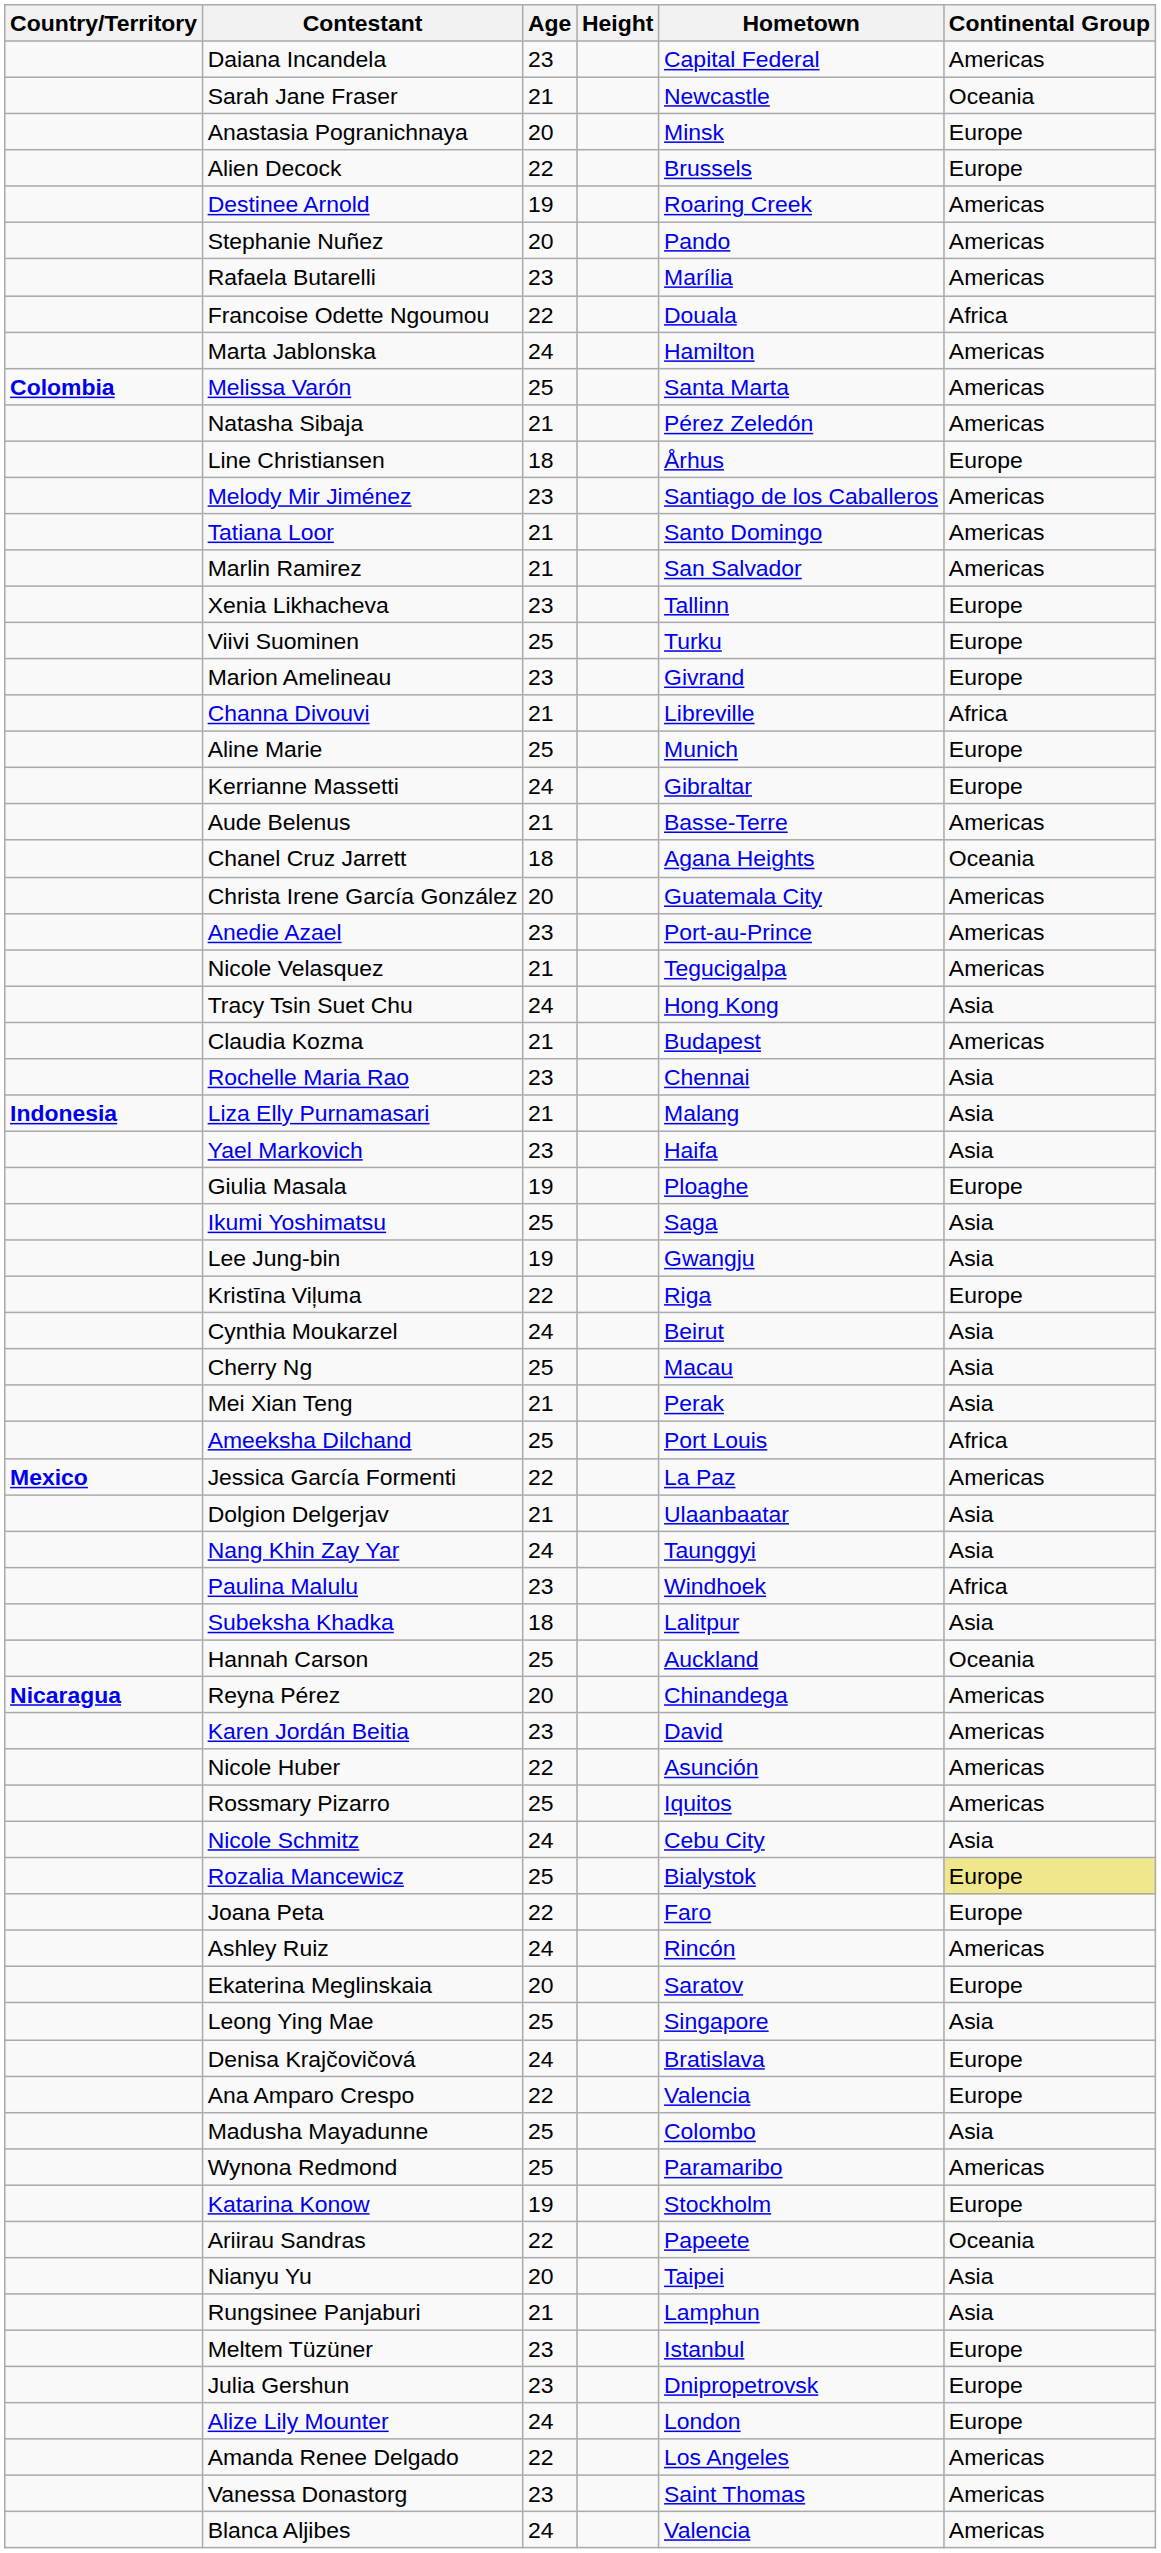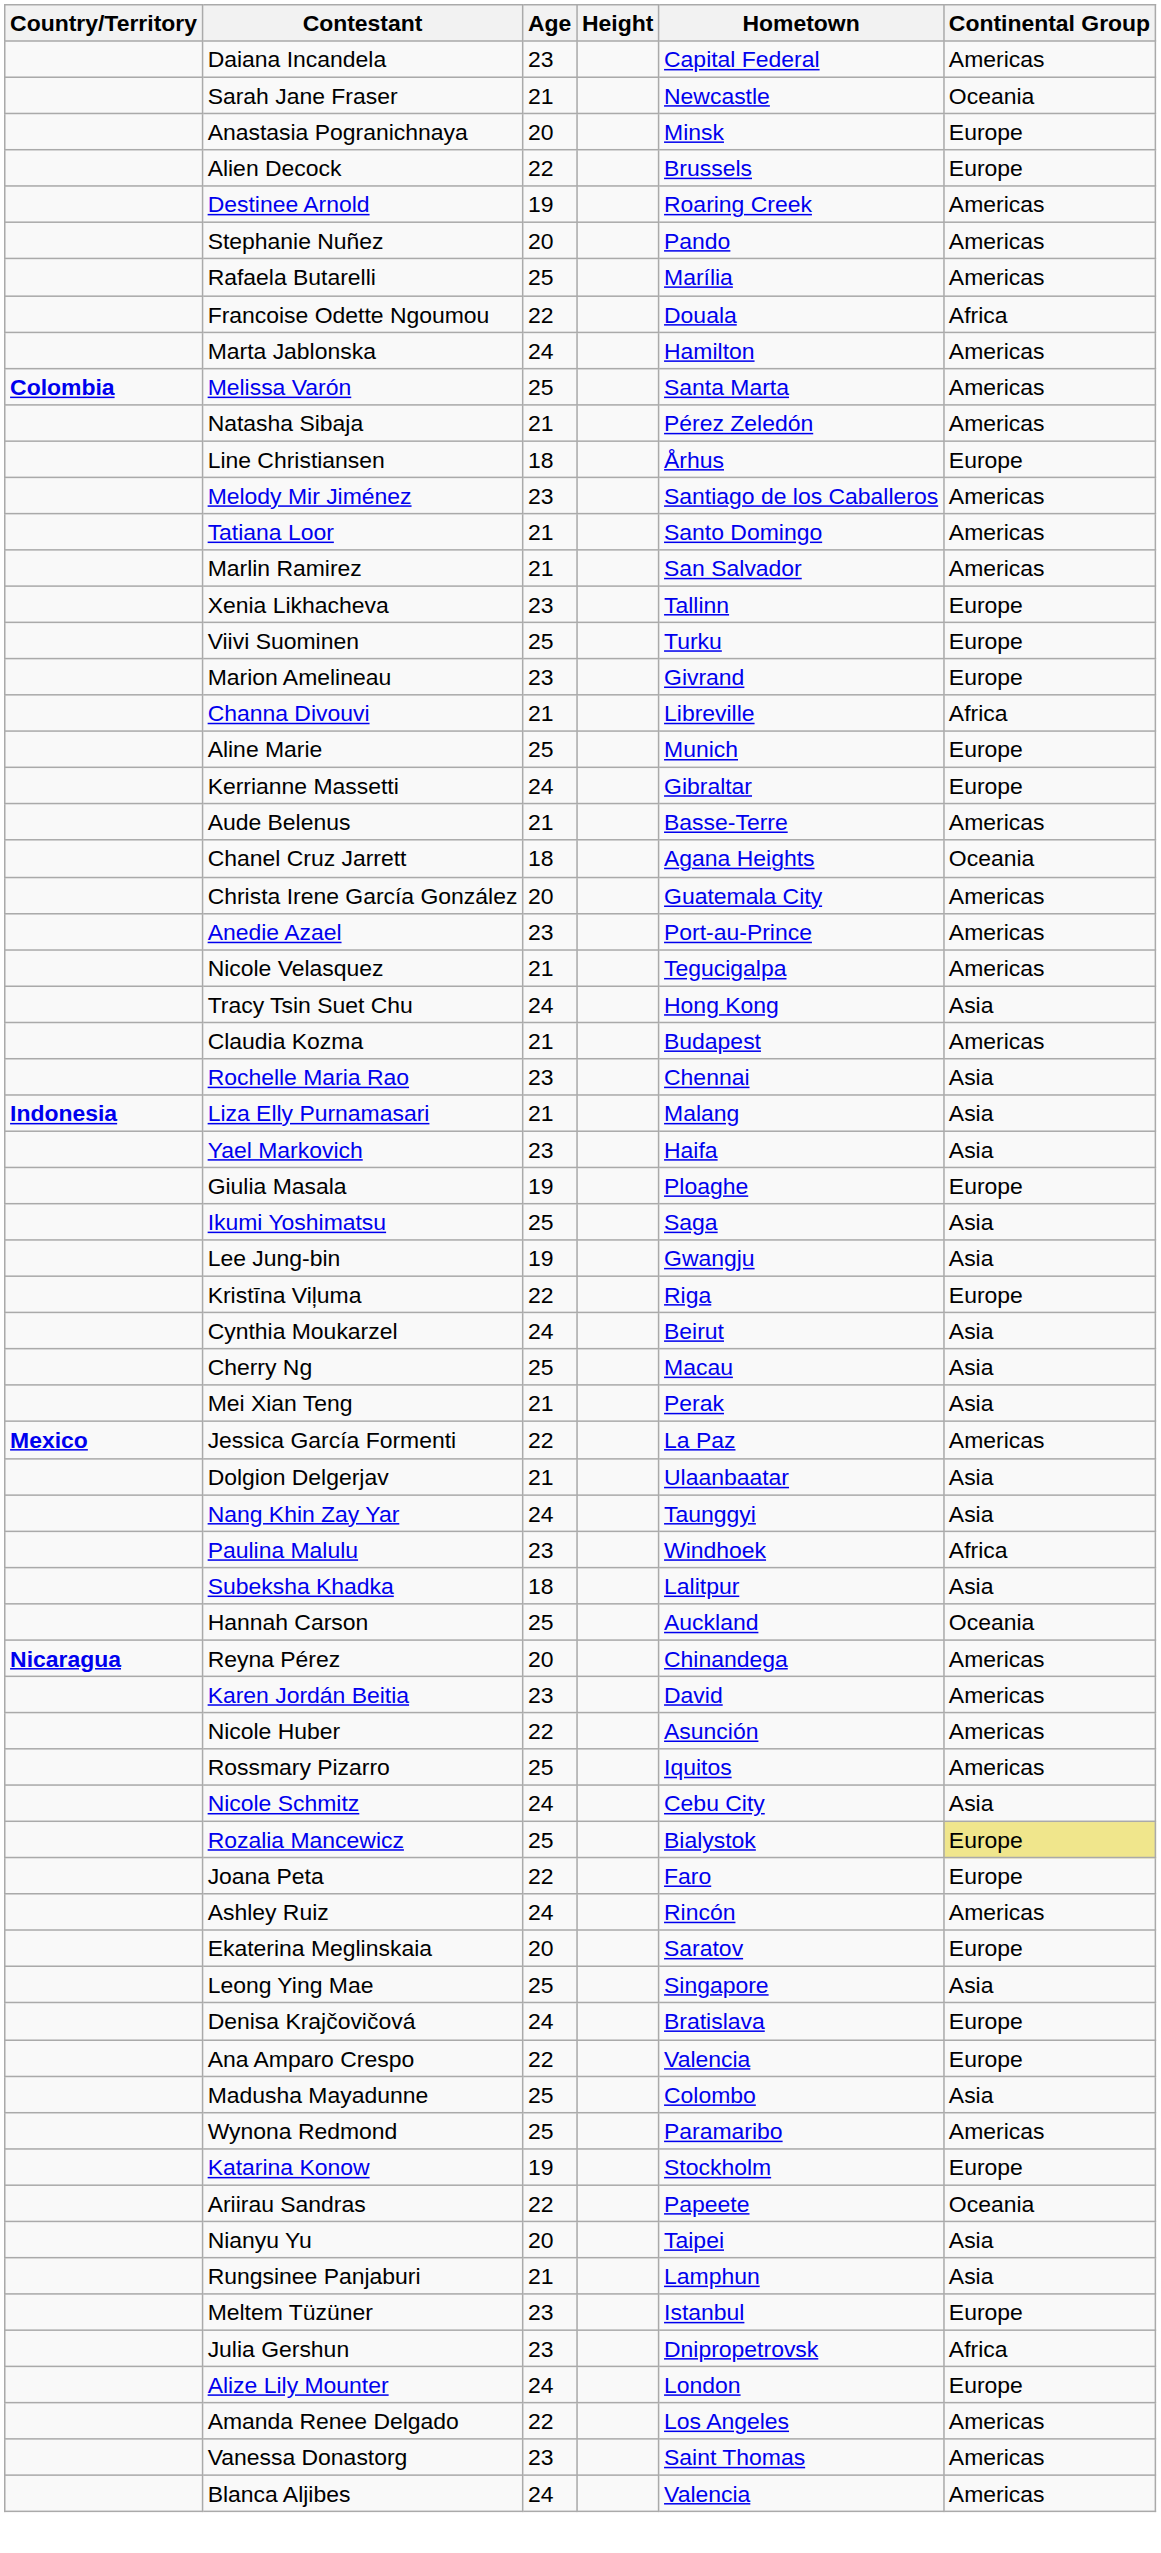(541, 277) 23 -> (541, 277) 25
- row: (310, 1440)
(986, 2385) Europe -> (978, 2349) Africa
